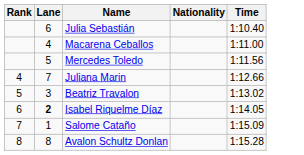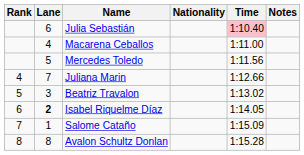+ column: (283, 12)
(247, 28) no background -> (247, 28) pink background
